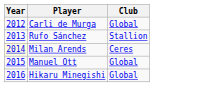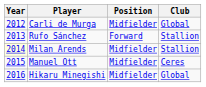+ column: (133, 11)
(121, 50) Ceres -> (180, 50) Stallion
(124, 62) Global -> (173, 62) Ceres
